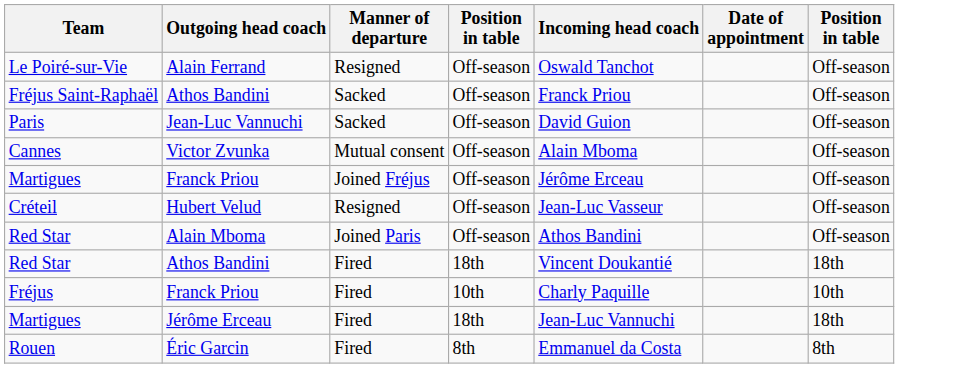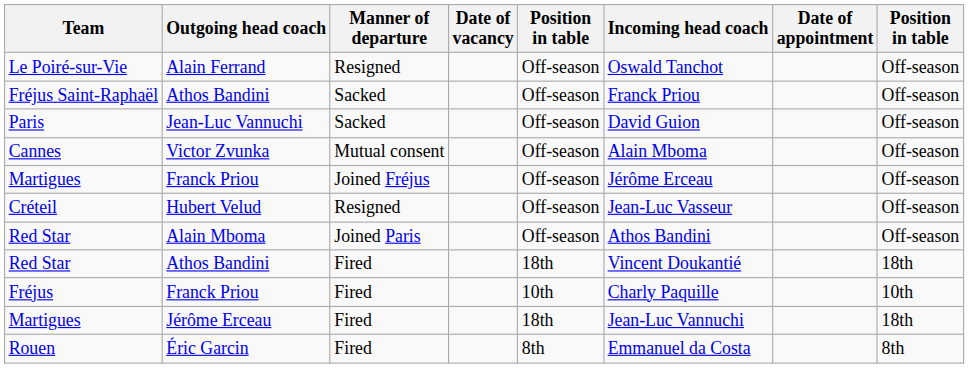+ column: (483, 28)
